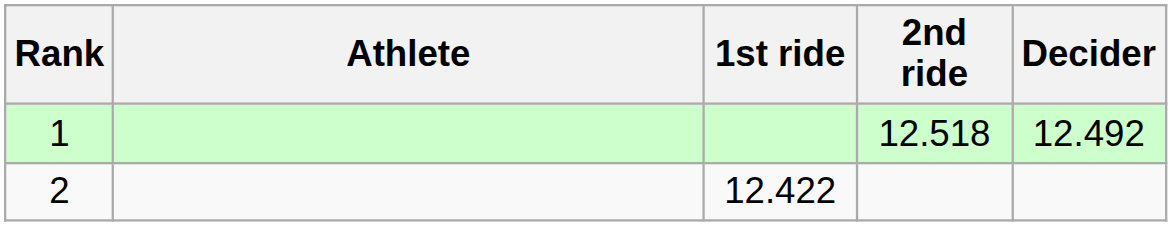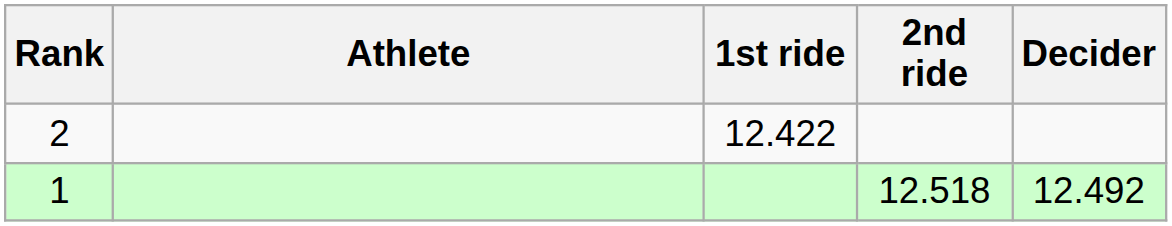rows swapped: (59, 132) <-> (59, 190)
